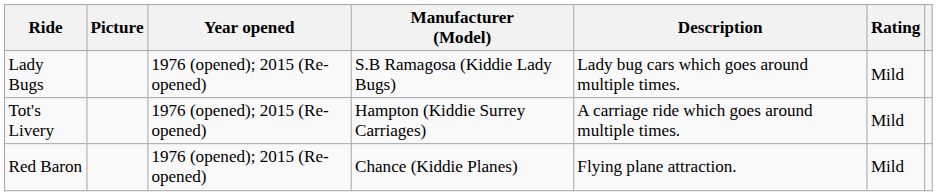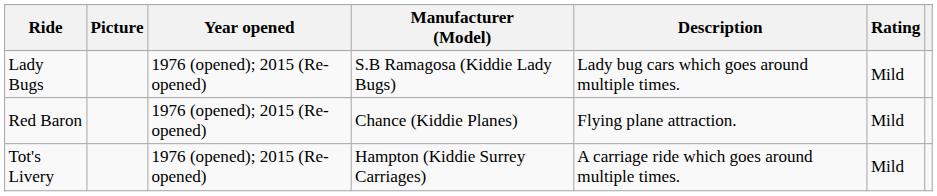rows swapped: (45, 166) <-> (31, 120)
